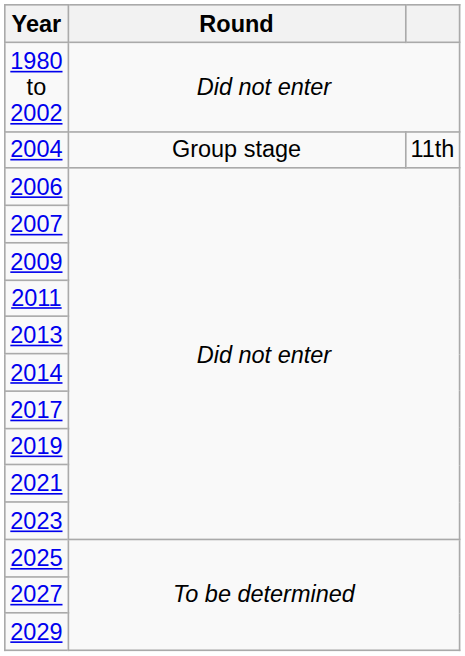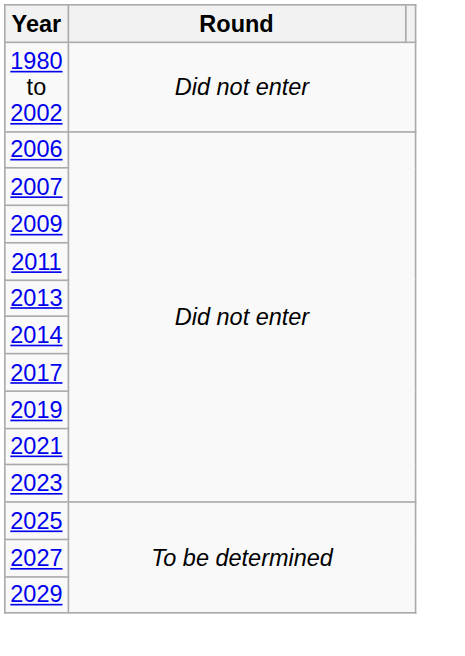- row: (36, 150)
